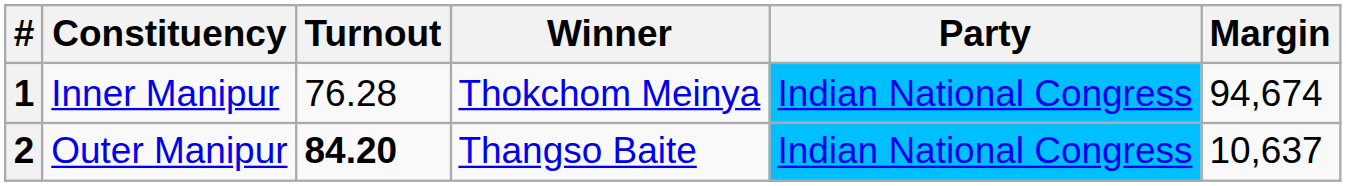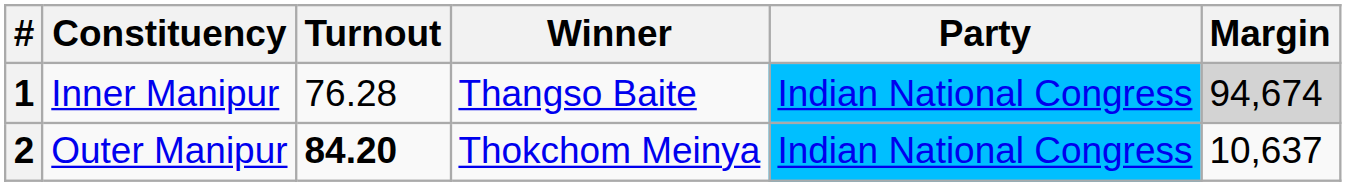(609, 92) Thokchom Meinya -> (578, 92) Thangso Baite
(1266, 92) no background -> (1266, 92) lightgrey background
(578, 151) Thangso Baite -> (609, 151) Thokchom Meinya
